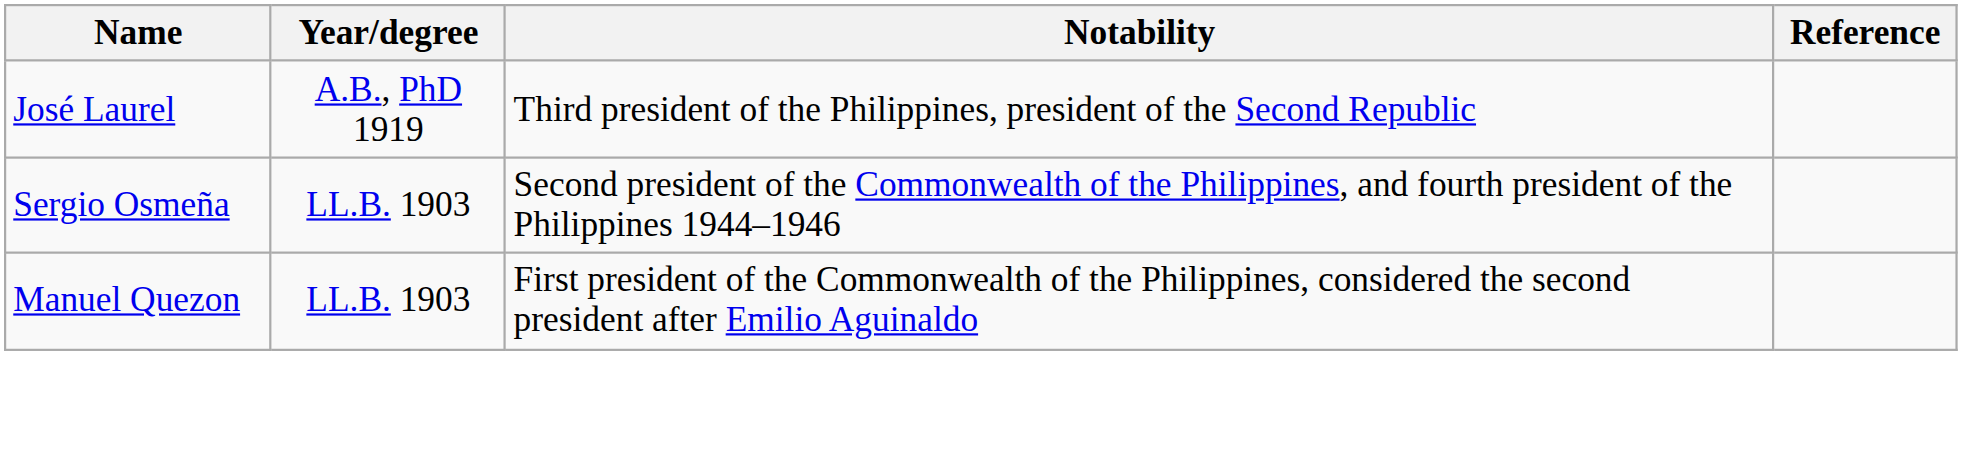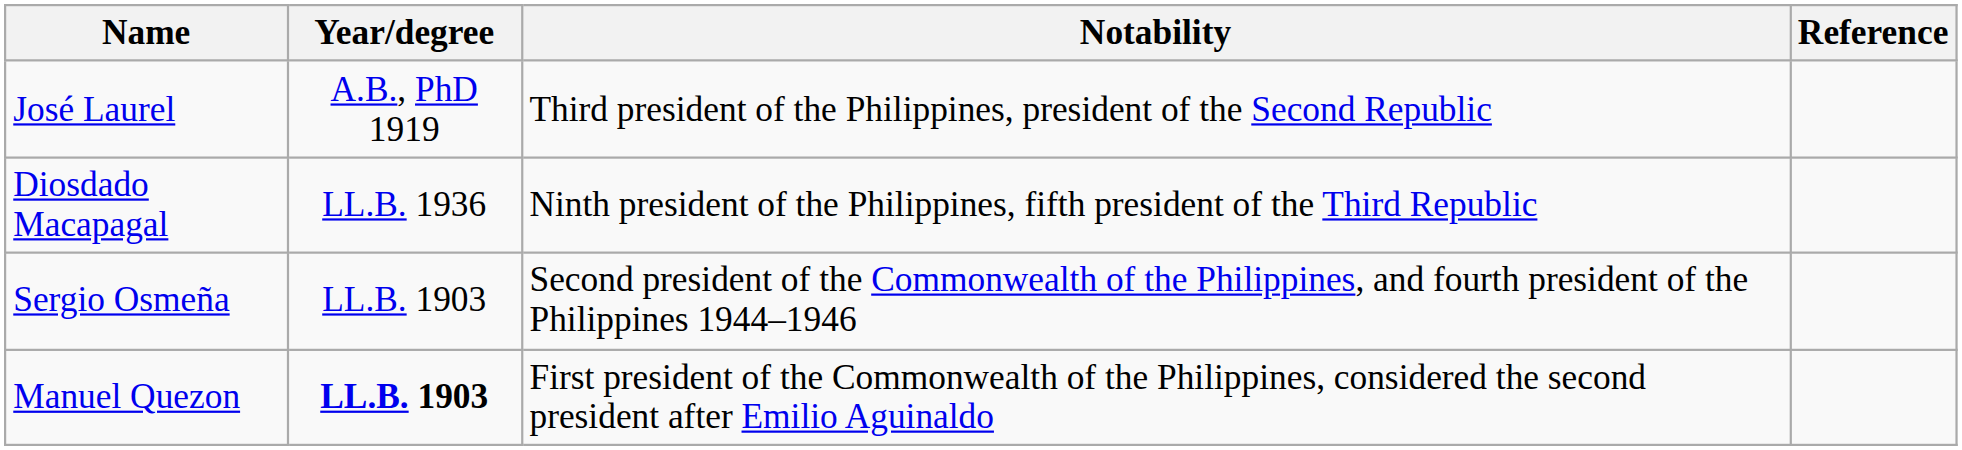+ row: (91, 204)
(388, 300) normal -> (404, 396) bold
